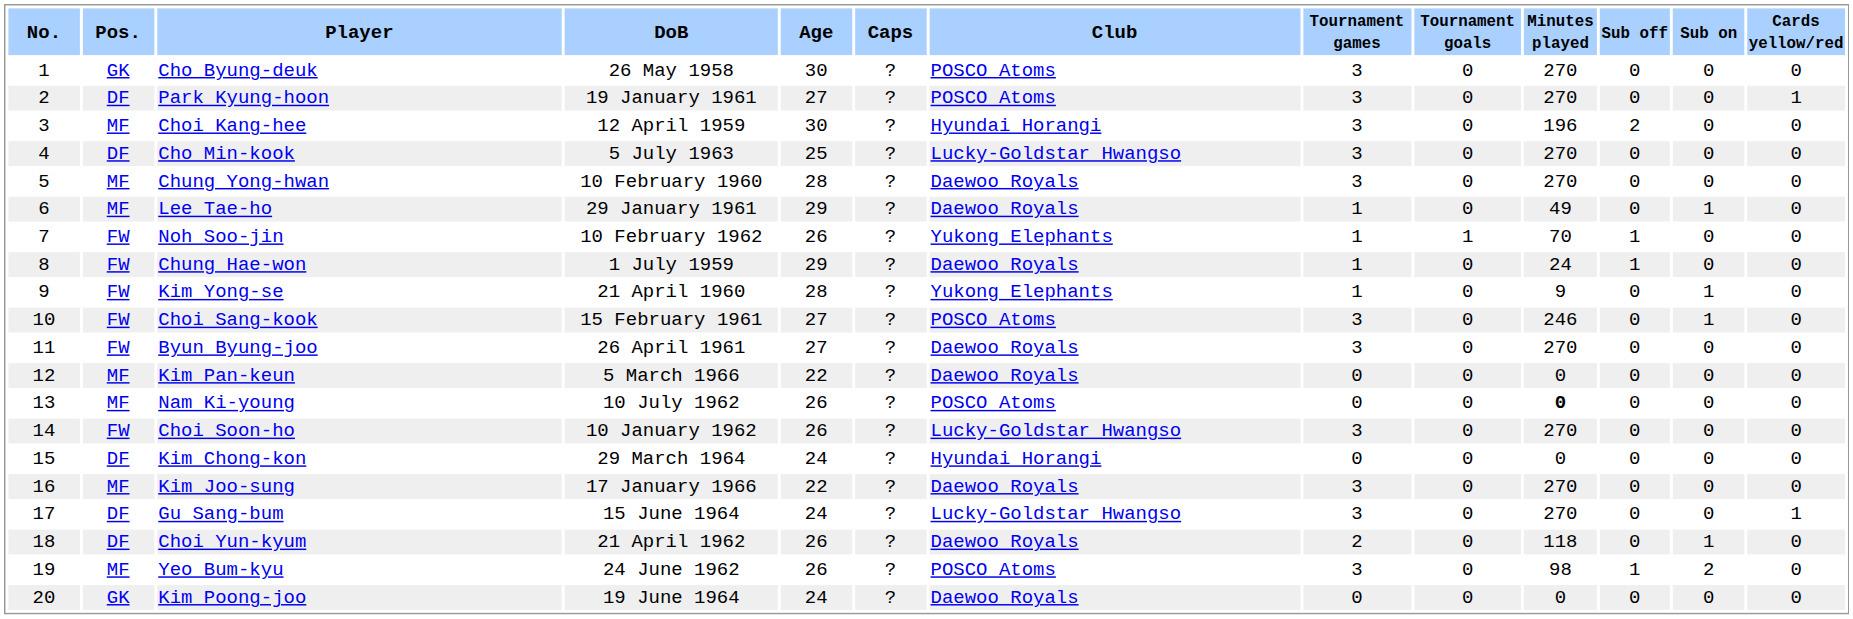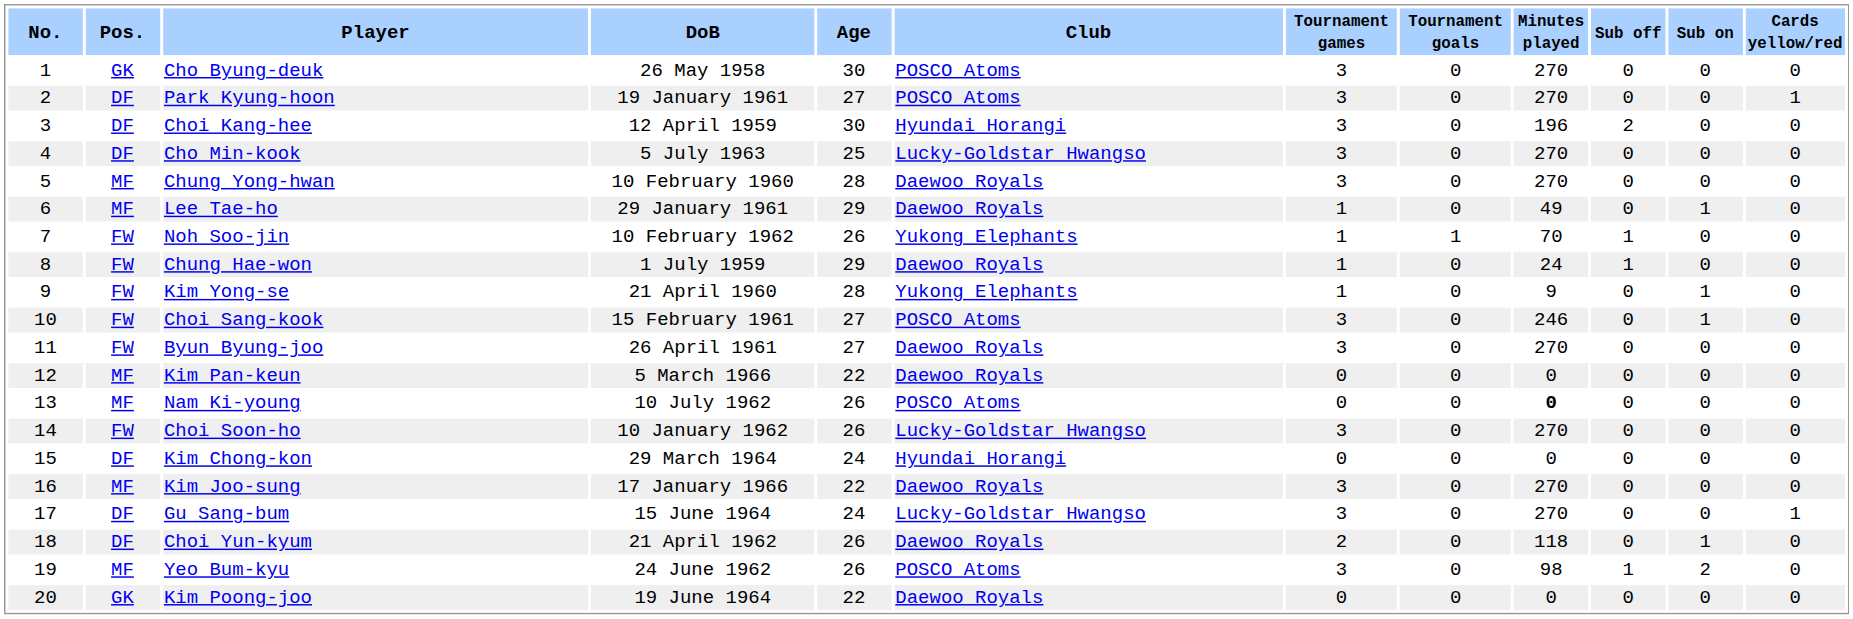- column: (890, 32)
(118, 126) MF -> (122, 126) DF
(816, 597) 24 -> (854, 597) 22
